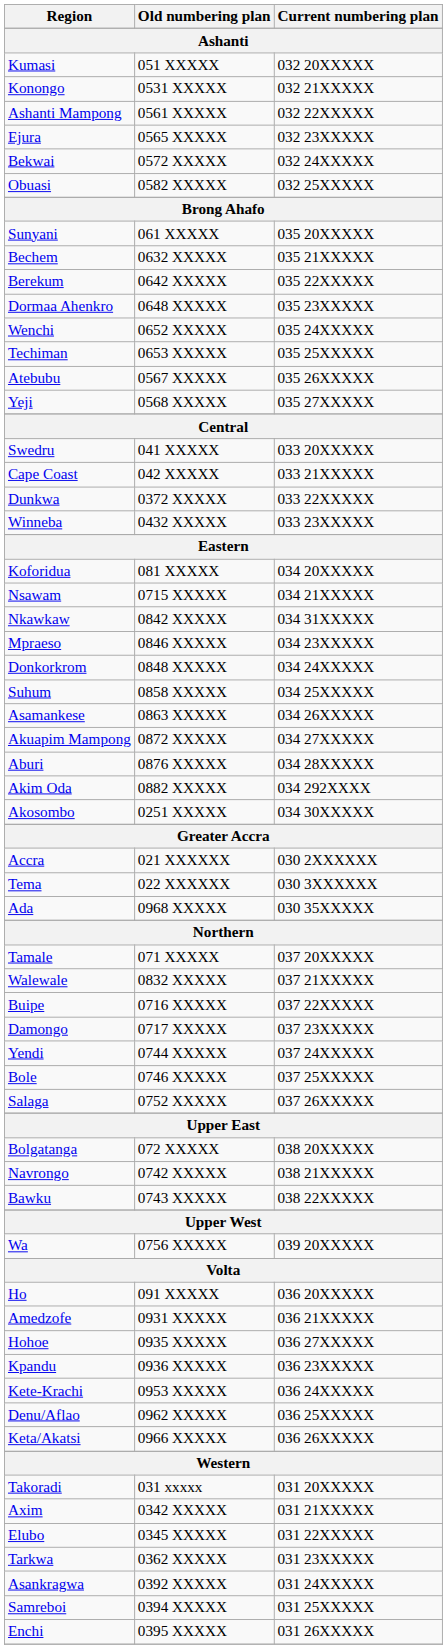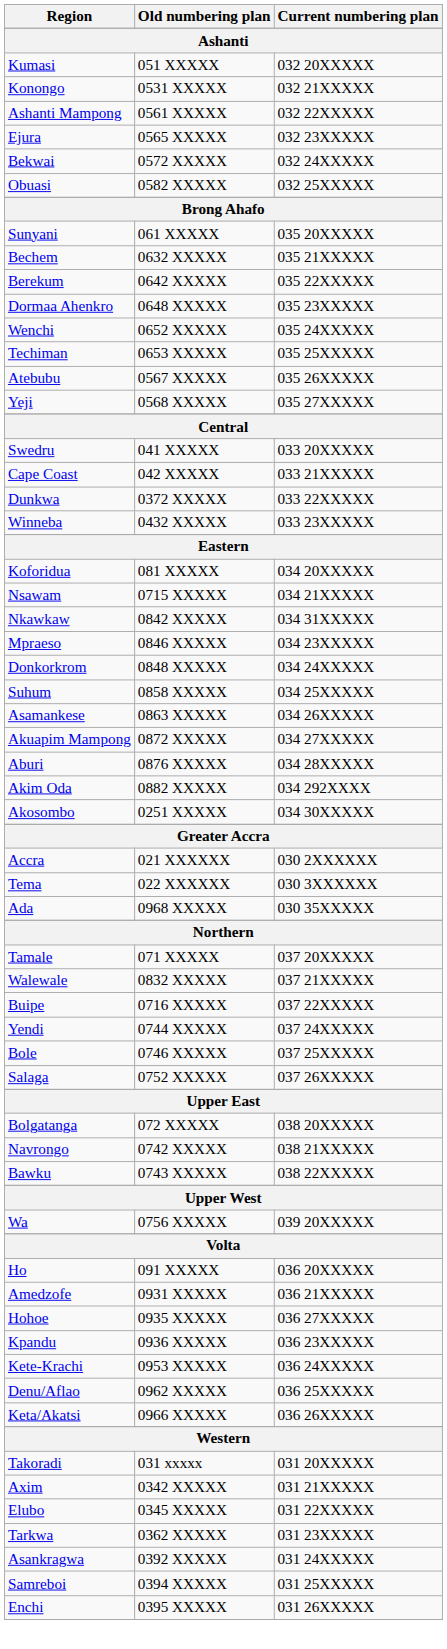- row: (38, 1029)
